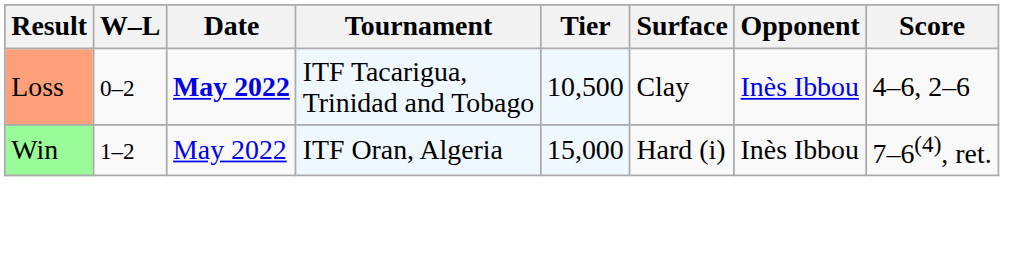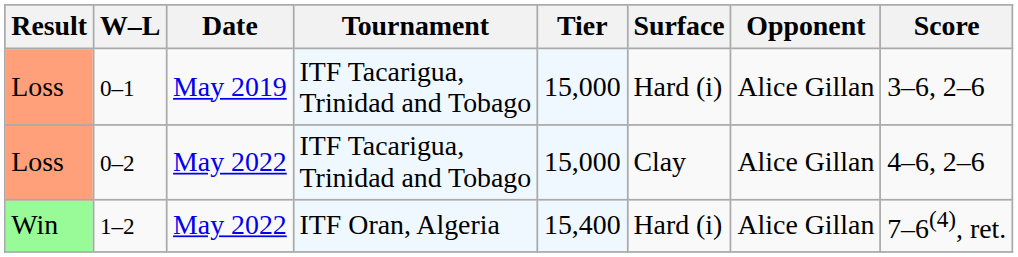+ row: (117, 88)
(231, 86) bold -> (230, 161) normal
(585, 86) 10,500 -> (582, 161) 15,000
(800, 86) Inès Ibbou -> (806, 161) Alice Gillan
(585, 149) 15,000 -> (582, 225) 15,400
(800, 149) Inès Ibbou -> (806, 225) Alice Gillan
